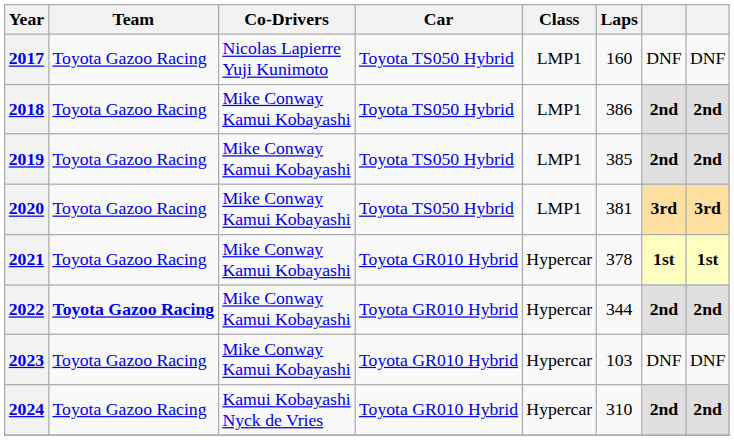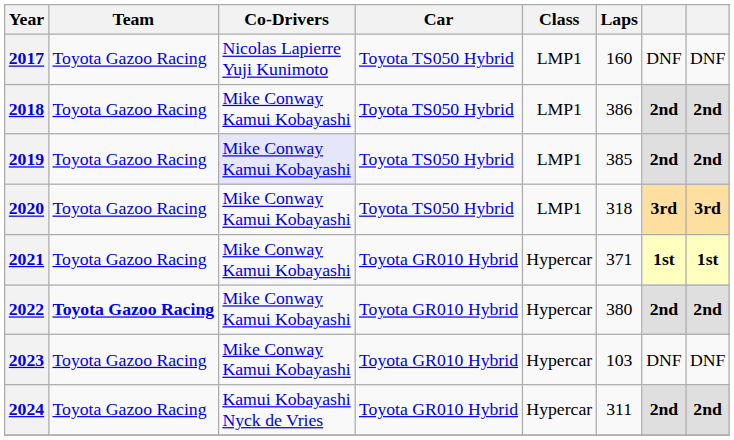(287, 159) no background -> (287, 159) lavender background
(619, 209) 381 -> (619, 209) 318
(619, 259) 378 -> (619, 259) 371
(619, 309) 344 -> (619, 309) 380
(619, 410) 310 -> (619, 410) 311
